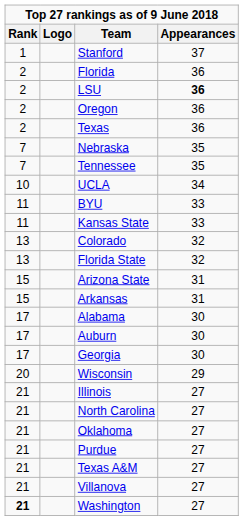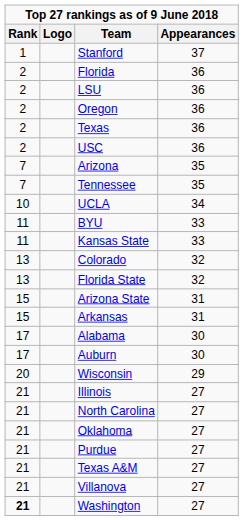(198, 90) bold -> (198, 90) normal
+ row: (90, 147)
+ row: (98, 166)
- row: (103, 147)
- row: (99, 355)
